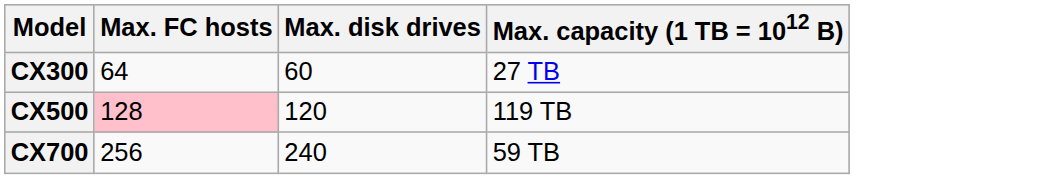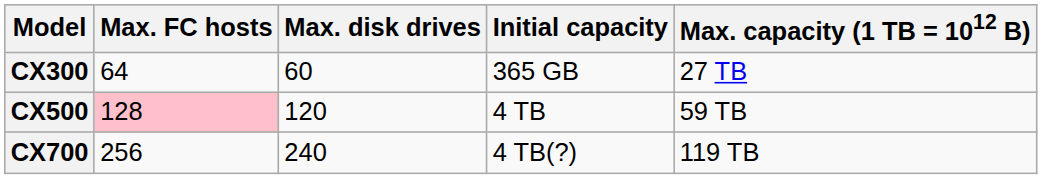+ column: (580, 28)
(532, 112) 119 TB -> (713, 112) 59 TB
(526, 152) 59 TB -> (720, 152) 119 TB
